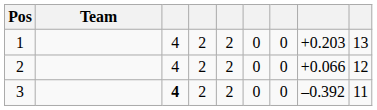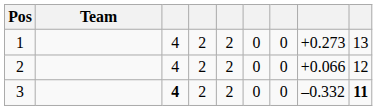(323, 42) +0.203 -> (323, 42) +0.273
(323, 92) –0.392 -> (323, 92) –0.332
(361, 92) normal -> (361, 92) bold
